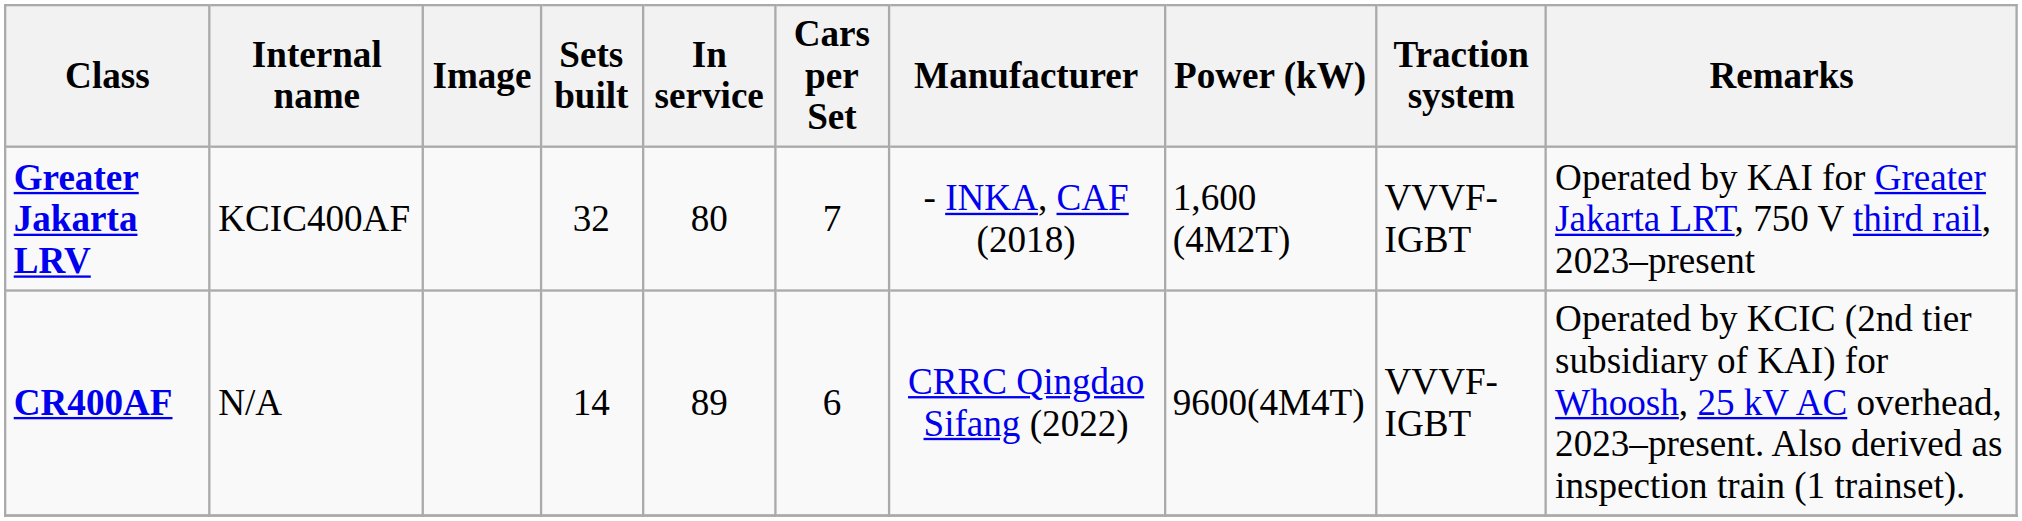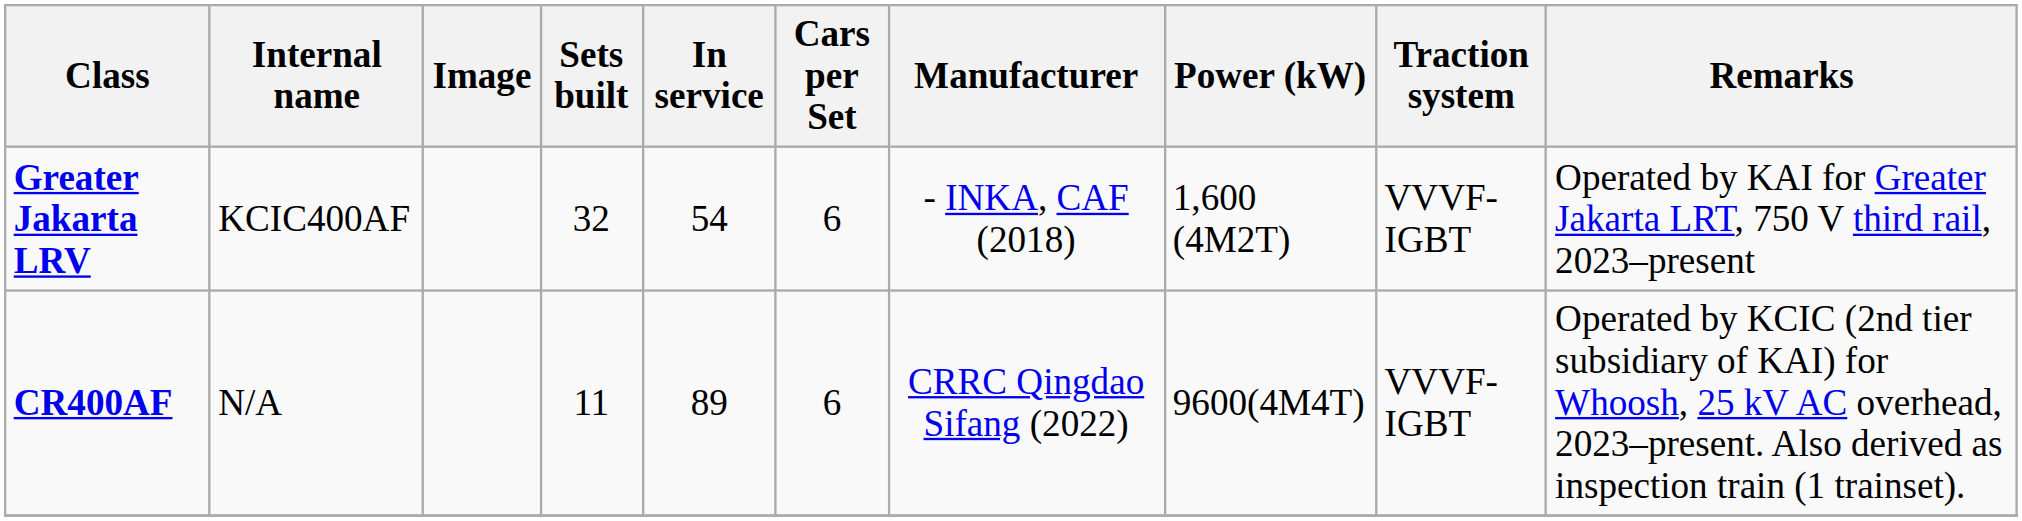(709, 218) 80 -> (709, 218) 54
(832, 218) 7 -> (832, 218) 6
(591, 402) 14 -> (591, 402) 11
